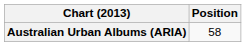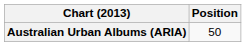(215, 32) 58 -> (215, 32) 50
